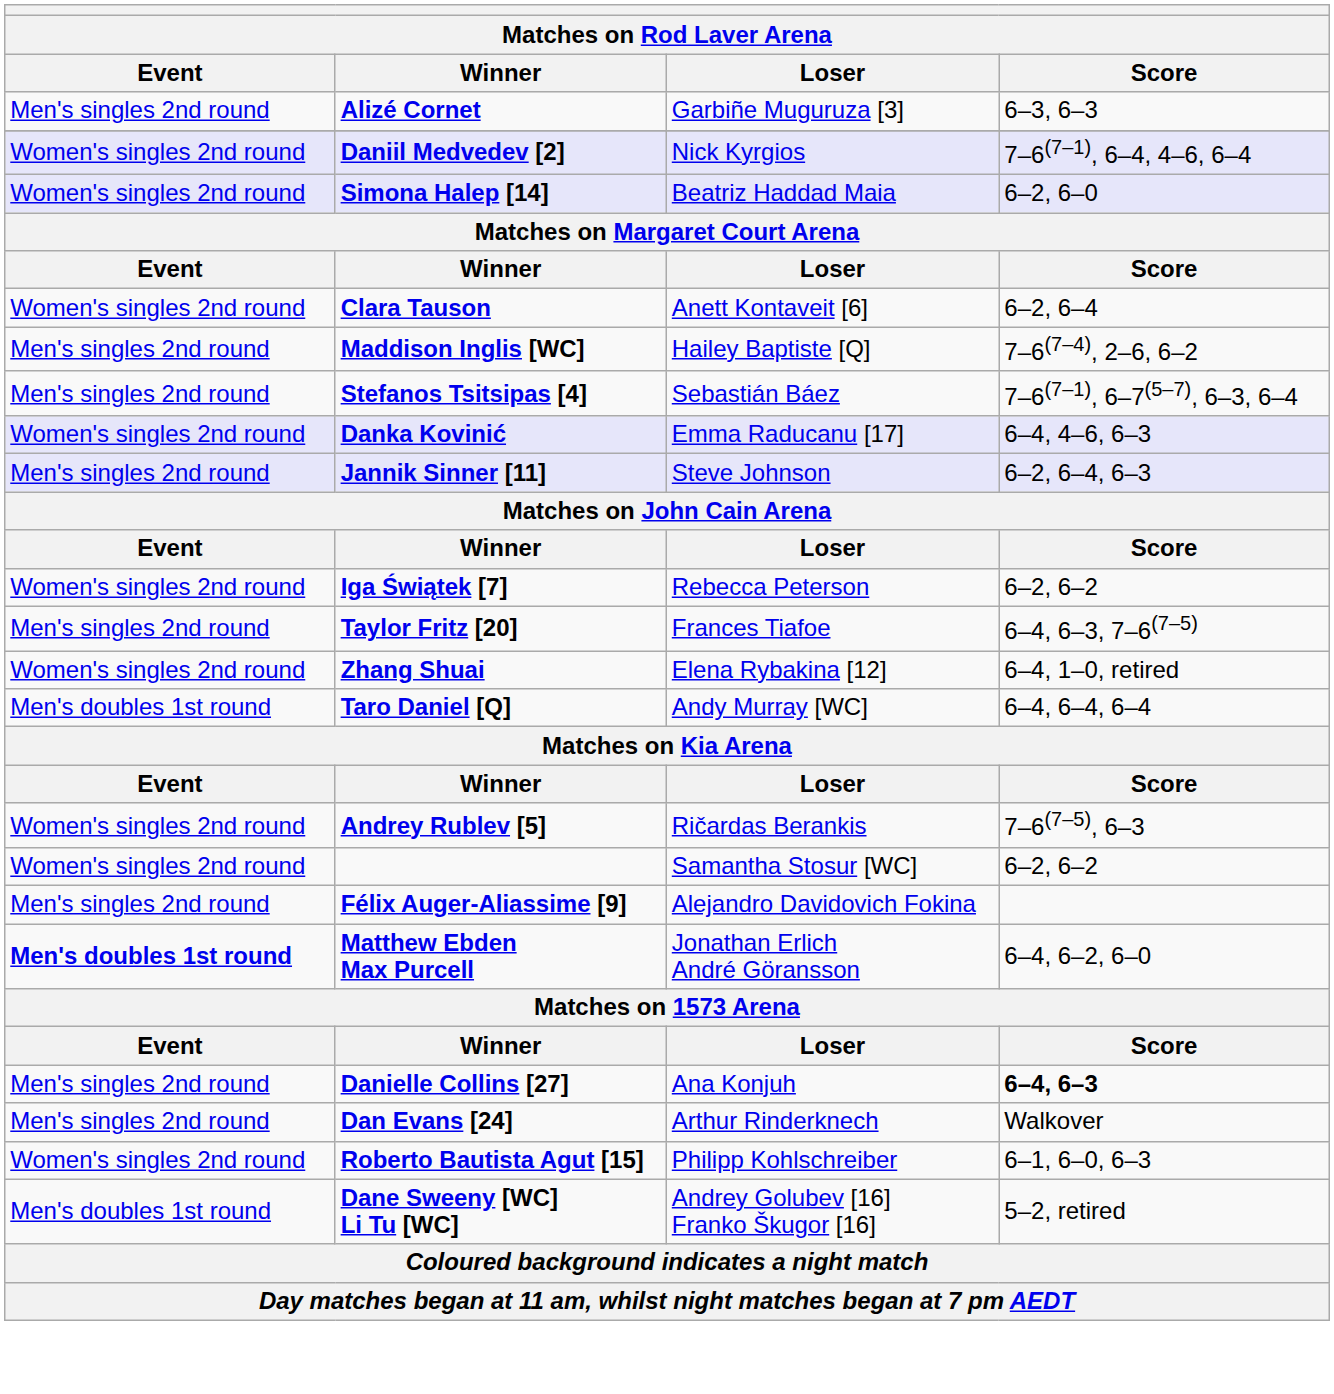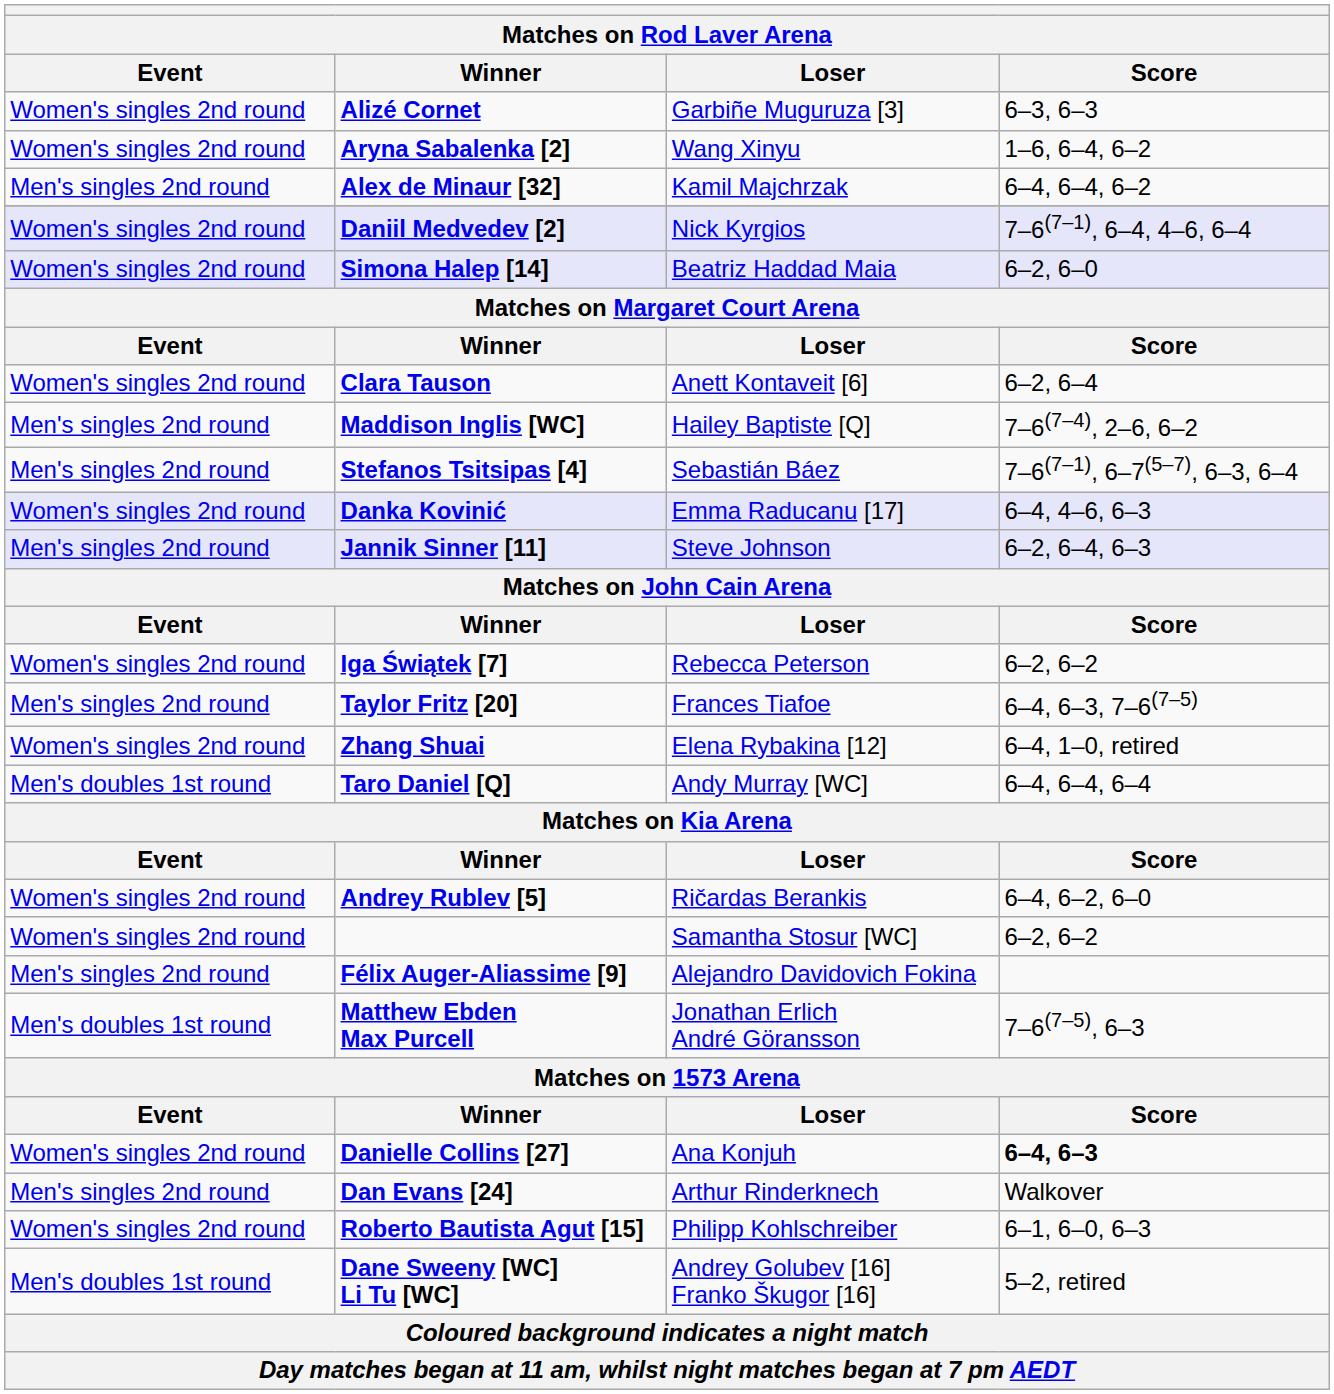(140, 110) Men's singles 2nd round -> (158, 110) Women's singles 2nd round
+ row: (455, 148)
+ row: (451, 186)
(1074, 825) 7–6(7–5), 6–3 -> (1078, 897) 6–4, 6–2, 6–0
(151, 955) bold -> (141, 1025) normal
(1078, 955) 6–4, 6–2, 6–0 -> (1074, 1025) 7–6(7–5), 6–3
(140, 1083) Men's singles 2nd round -> (158, 1153) Women's singles 2nd round
